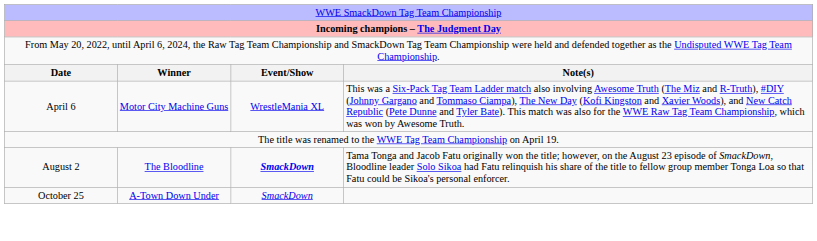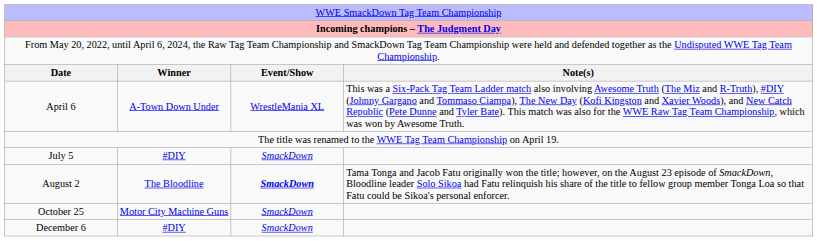(174, 106) Motor City Machine Guns -> (174, 106) A-Town Down Under
+ row: (61, 156)
(174, 195) A-Town Down Under -> (174, 211) Motor City Machine Guns
+ row: (61, 227)
